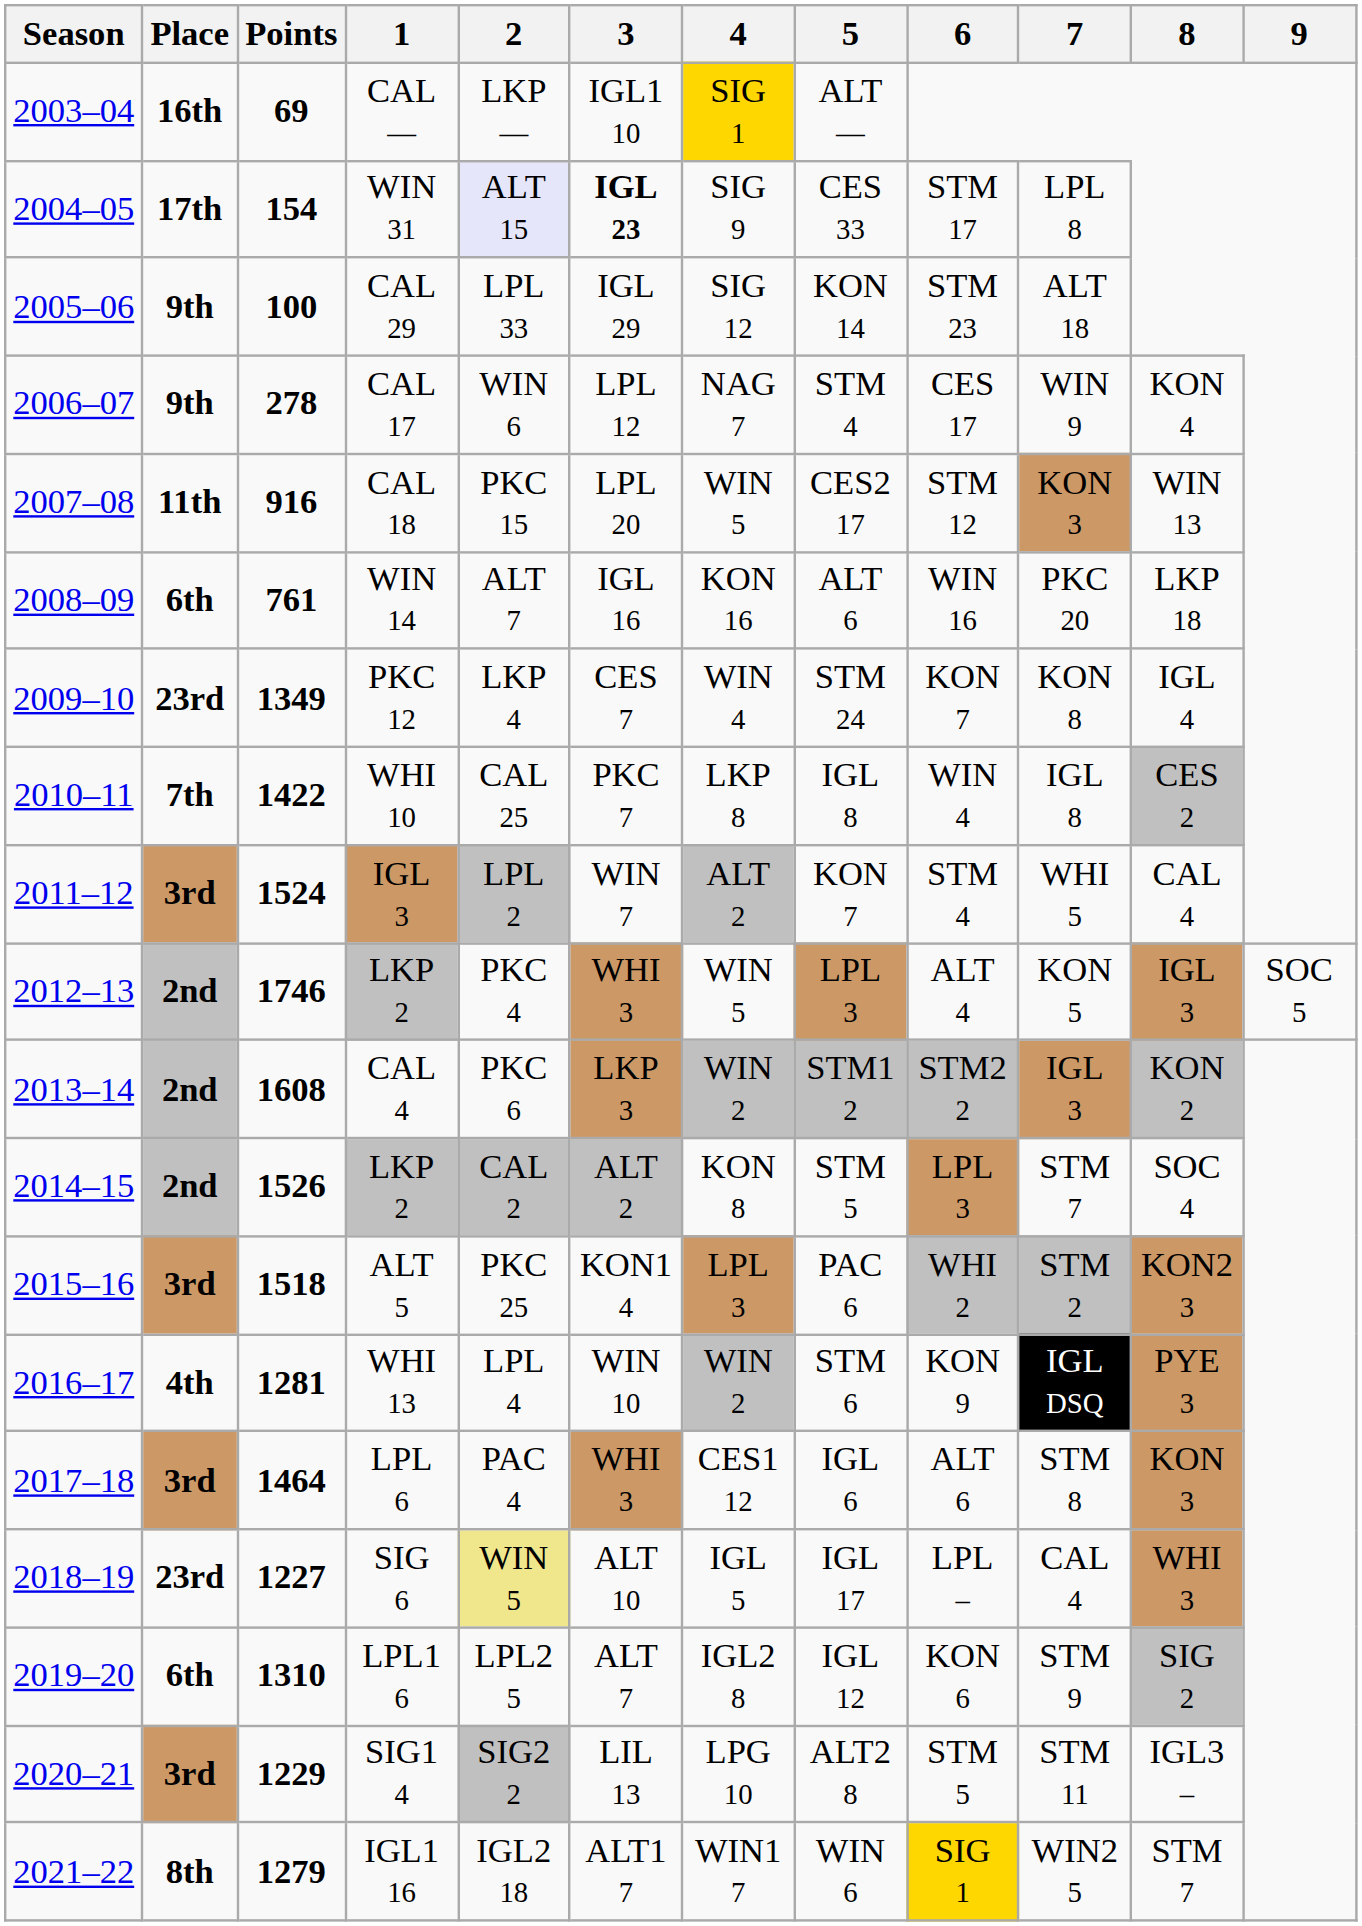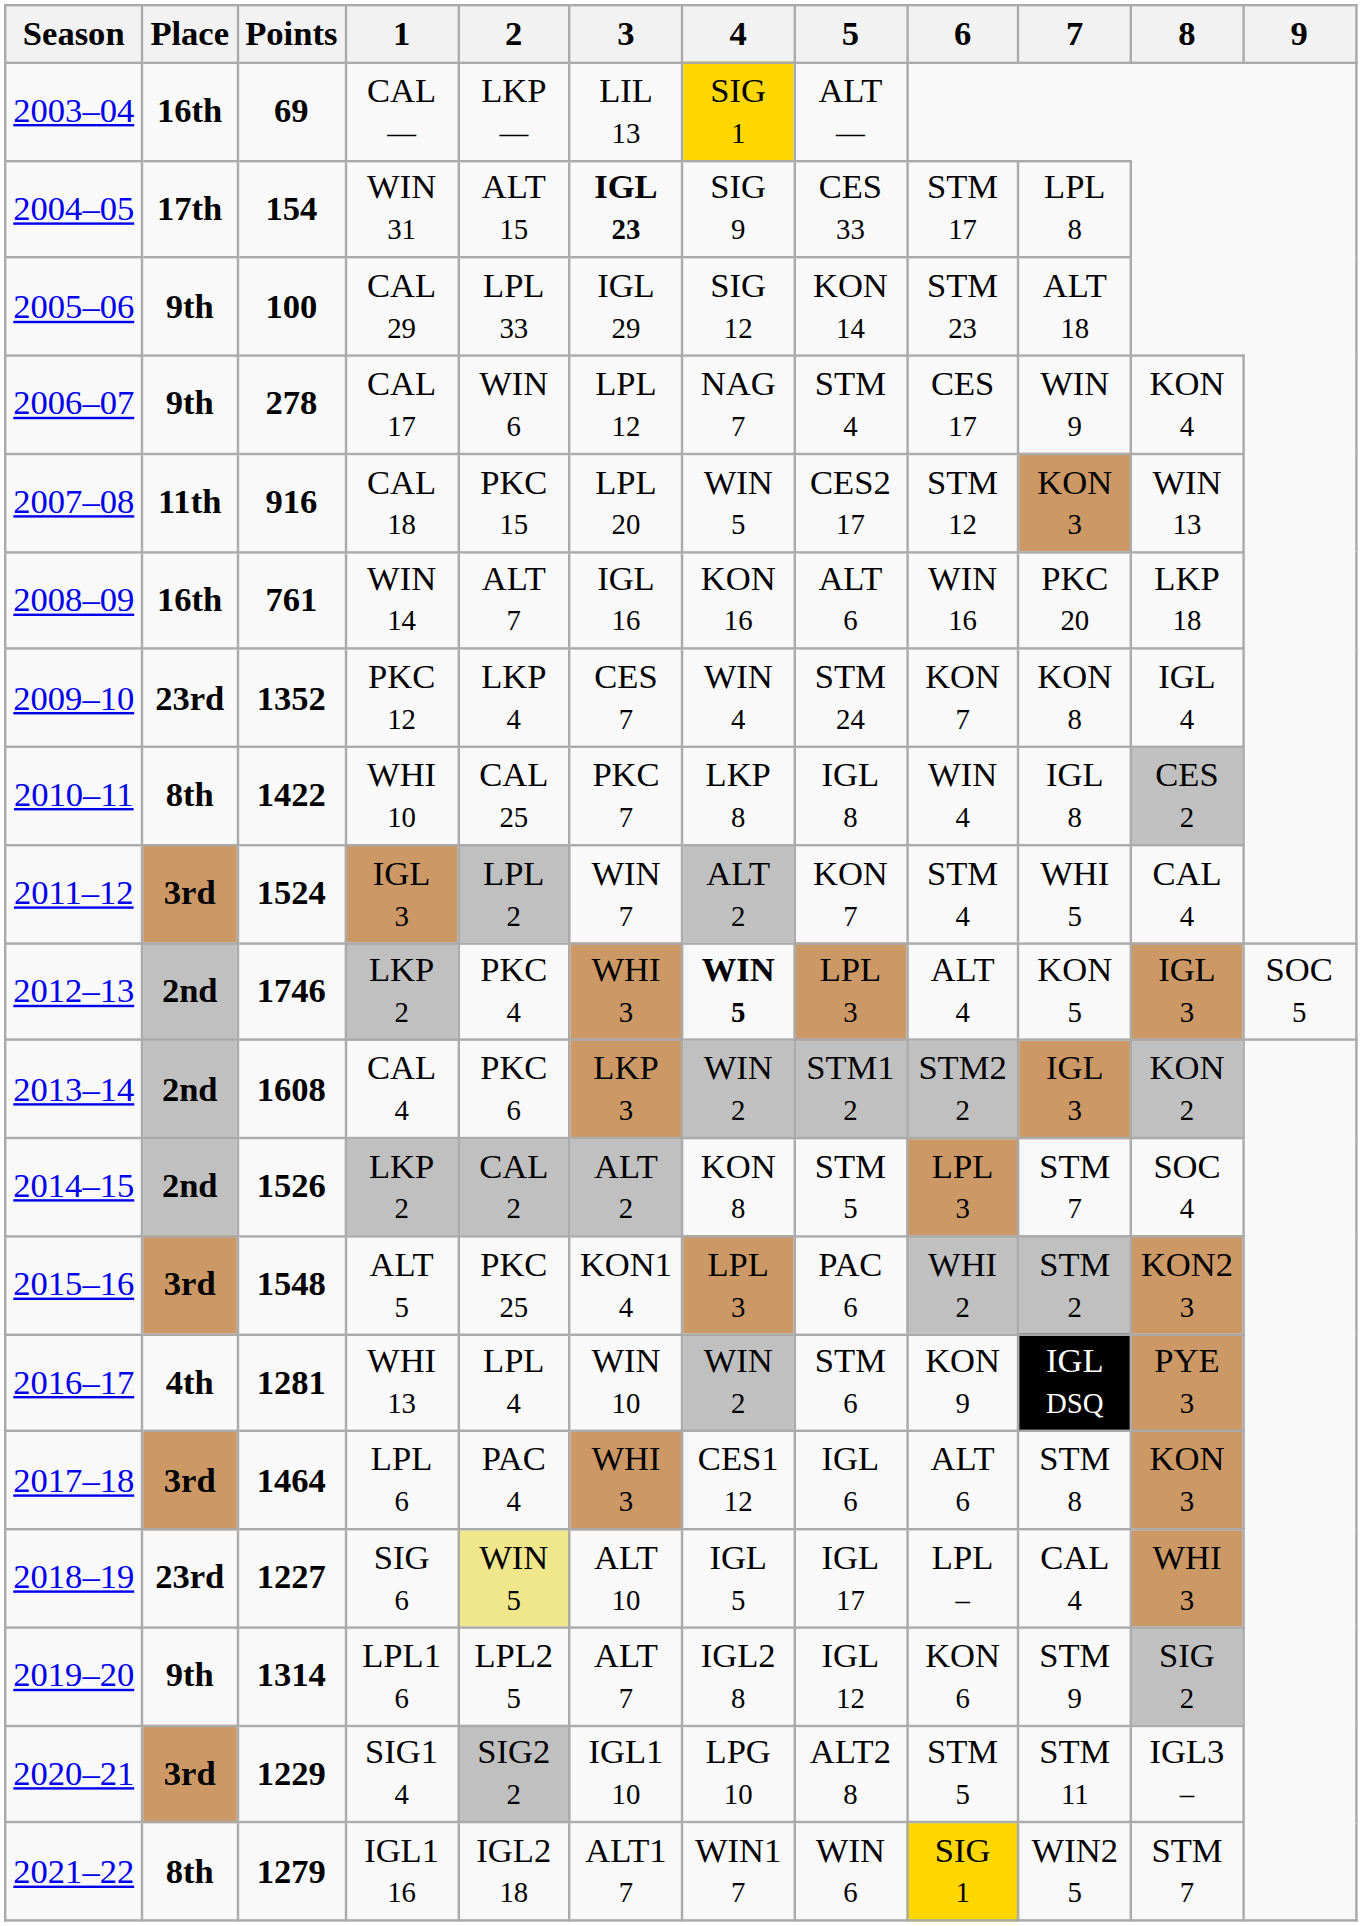(626, 110) IGL1 10 -> (626, 110) LIL 13
(514, 208) lavender background -> (514, 208) no background
(190, 599) 6th -> (190, 599) 16th
(291, 697) 1349 -> (291, 697) 1352
(190, 795) 7th -> (190, 795) 8th
(738, 990) normal -> (738, 990) bold
(291, 1284) 1518 -> (291, 1284) 1548
(190, 1675) 6th -> (190, 1675) 9th
(291, 1675) 1310 -> (291, 1675) 1314
(626, 1773) LIL 13 -> (626, 1773) IGL1 10
